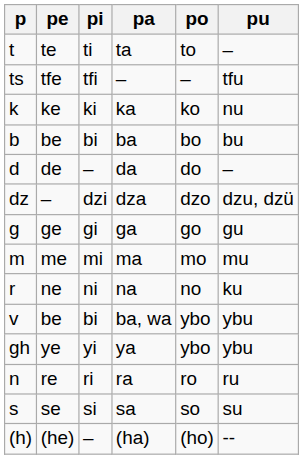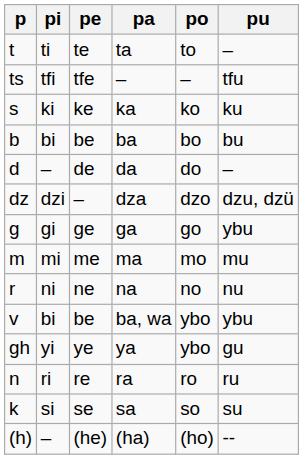columns swapped: (95, 19) <-> (58, 19)
(14, 109) k -> (14, 109) s
(233, 109) nu -> (232, 109) ku
(233, 229) gu -> (238, 229) ybu
(232, 288) ku -> (233, 288) nu
(238, 348) ybu -> (233, 348) gu
(14, 408) s -> (14, 408) k
